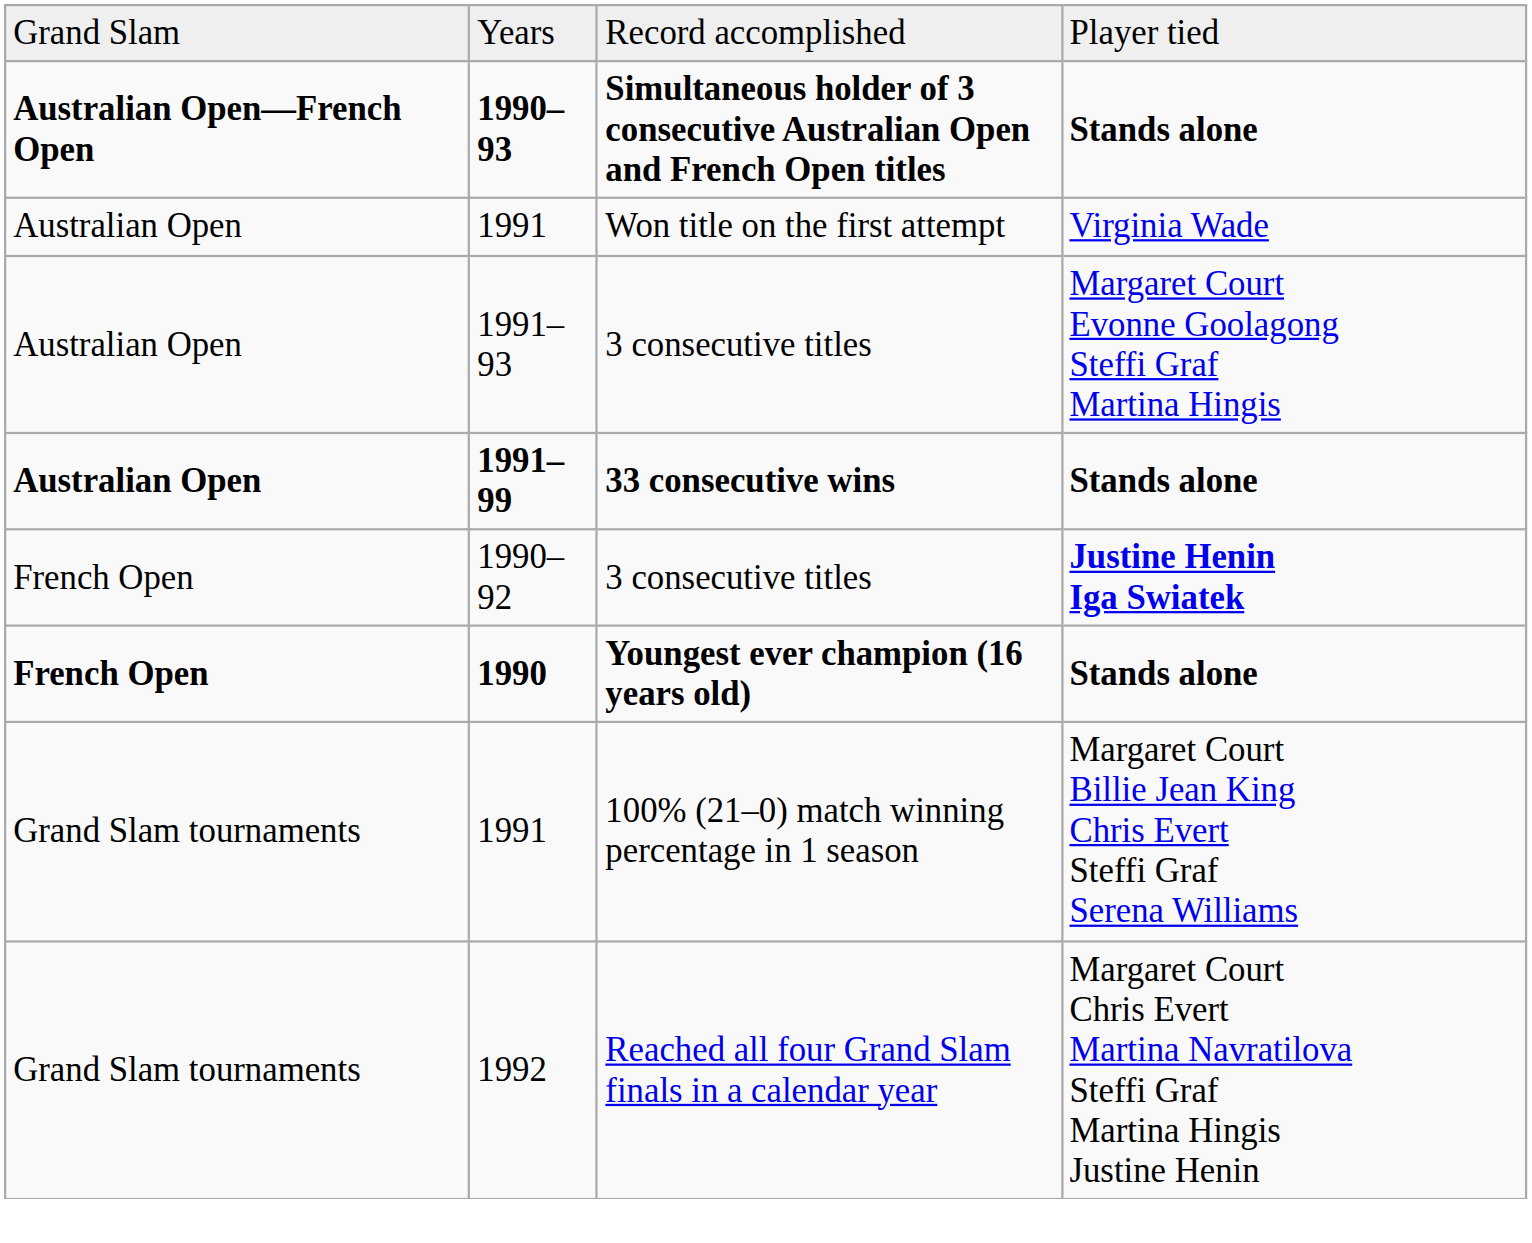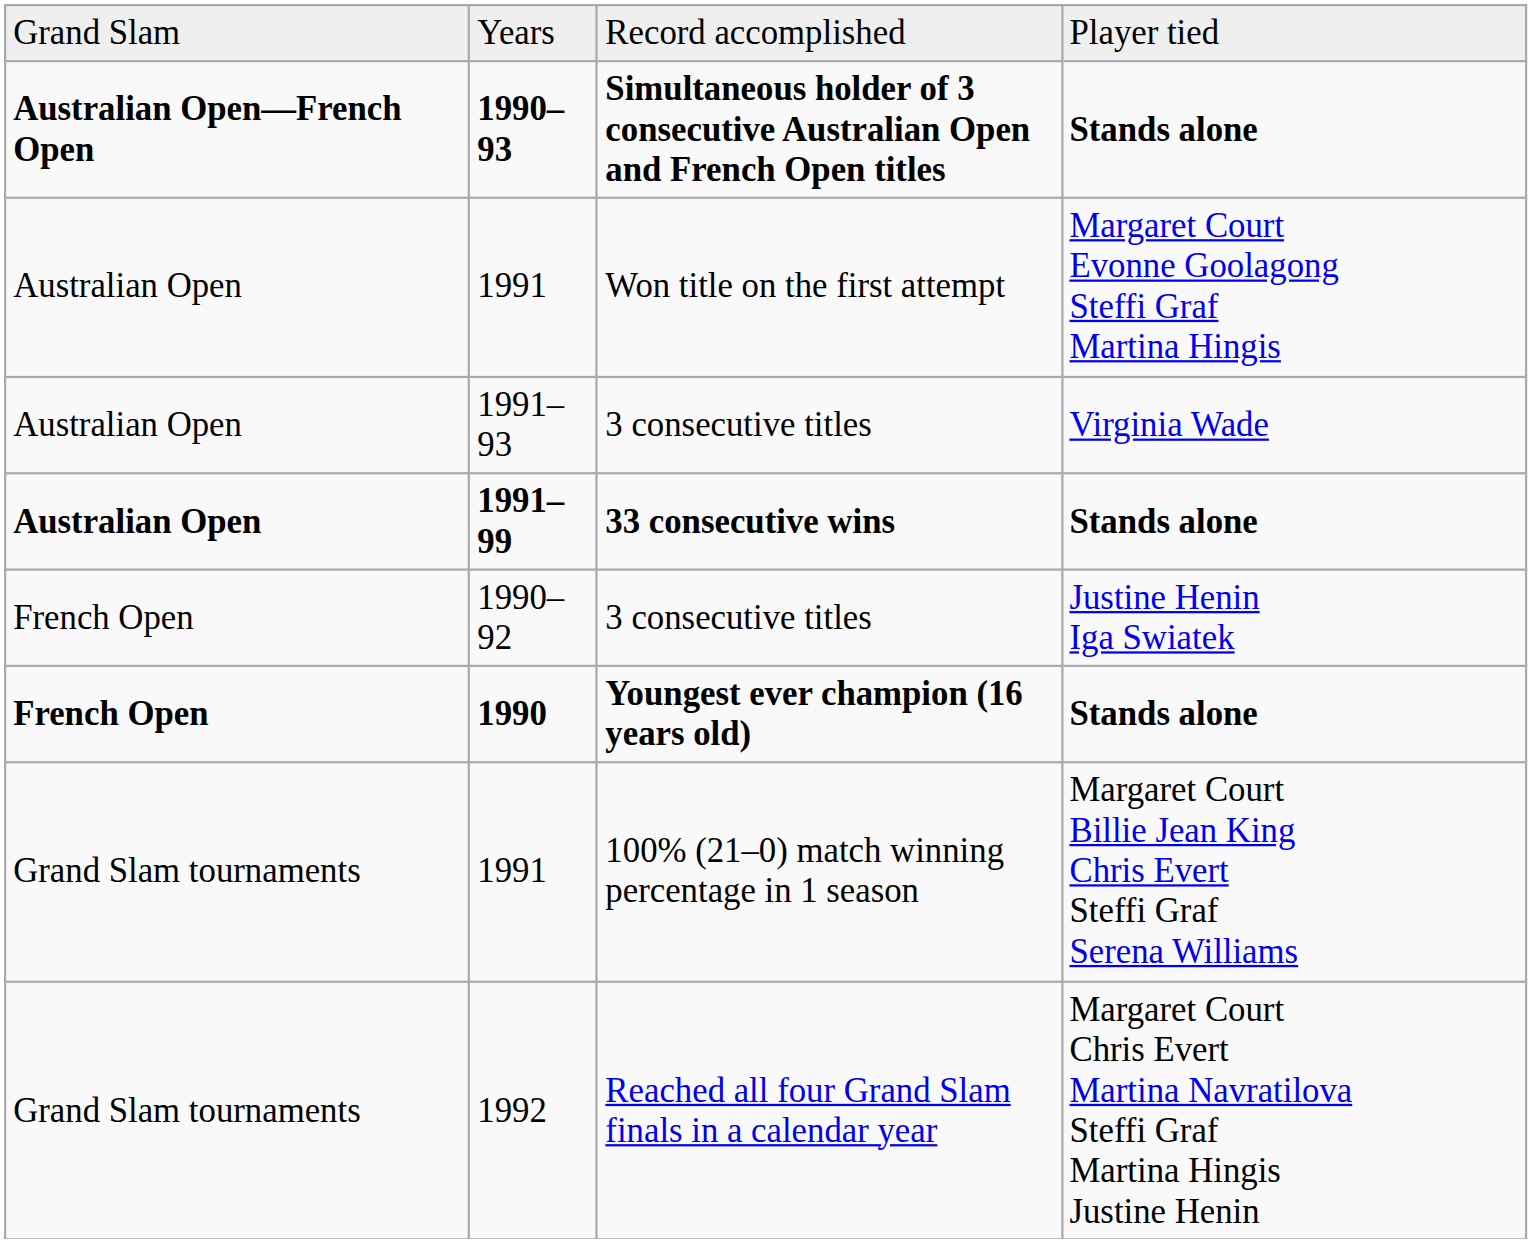(1169, 225) Virginia Wade -> (1204, 286) Margaret Court Evonne Goolagong Steffi Graf Martina Hingis
(1204, 342) Margaret Court Evonne Goolagong Steffi Graf Martina Hingis -> (1169, 423) Virginia Wade
(1172, 576) bold -> (1165, 616) normal
